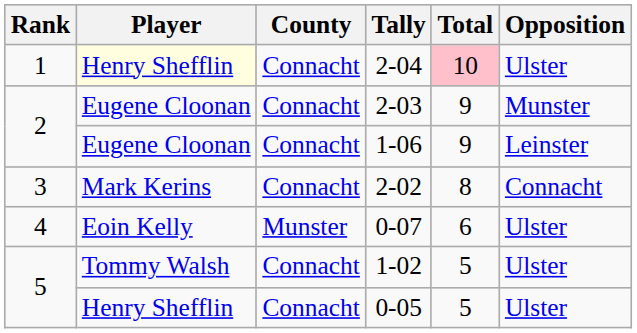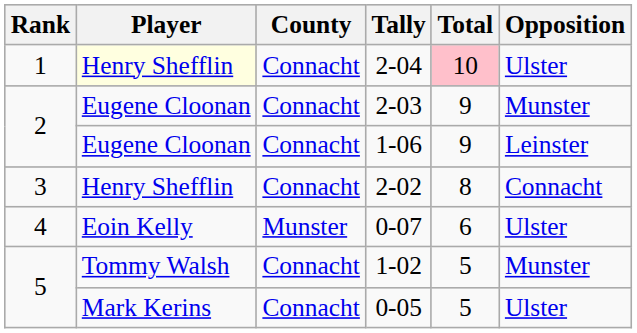(146, 186) Mark Kerins -> (158, 186) Henry Shefflin
(536, 266) Ulster -> (547, 266) Munster
(158, 307) Henry Shefflin -> (146, 307) Mark Kerins
